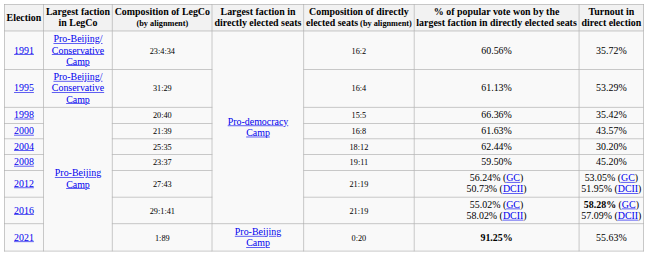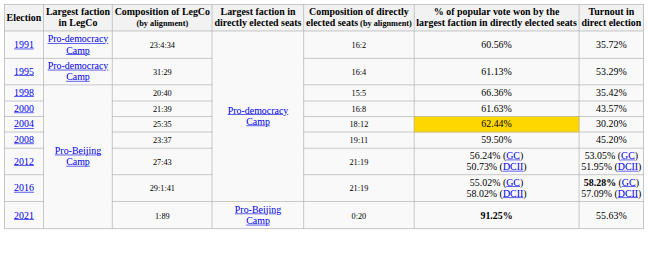(78, 50) Pro-Beijing/ Conservative Camp -> (78, 44) Pro-democracy Camp
(78, 88) Pro-Beijing/ Conservative Camp -> (78, 71) Pro-democracy Camp
(497, 146) no background -> (497, 124) gold background
